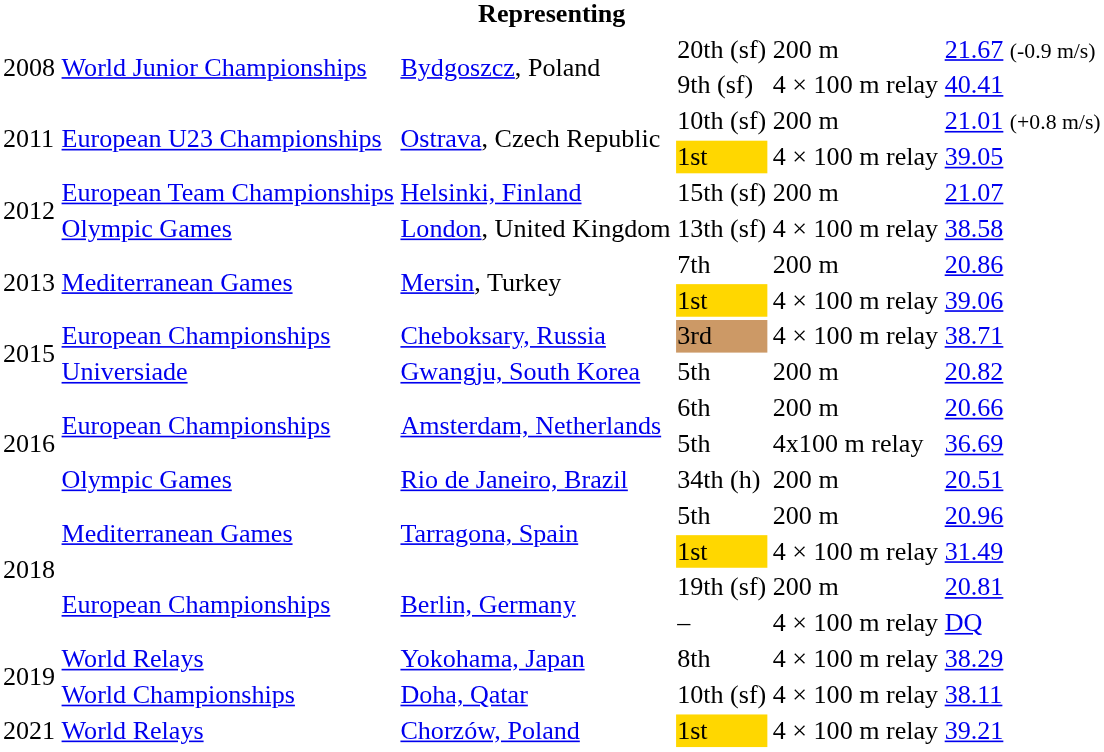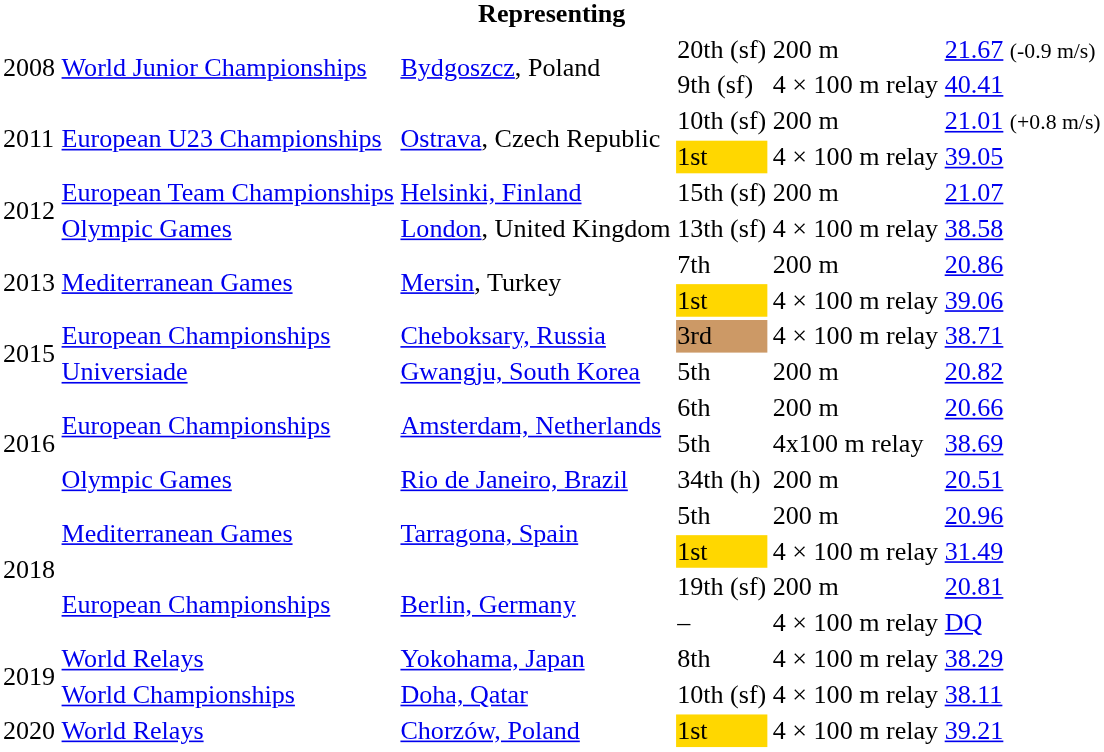(974, 443) 36.69 -> (974, 443) 38.69
(29, 730) 2021 -> (29, 730) 2020
